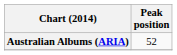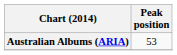(152, 41) 52 -> (152, 41) 53
